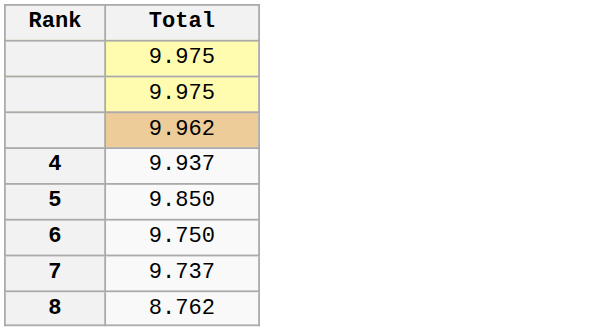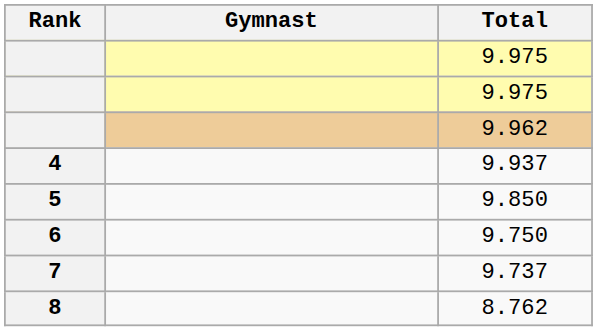+ column: (271, 23)
